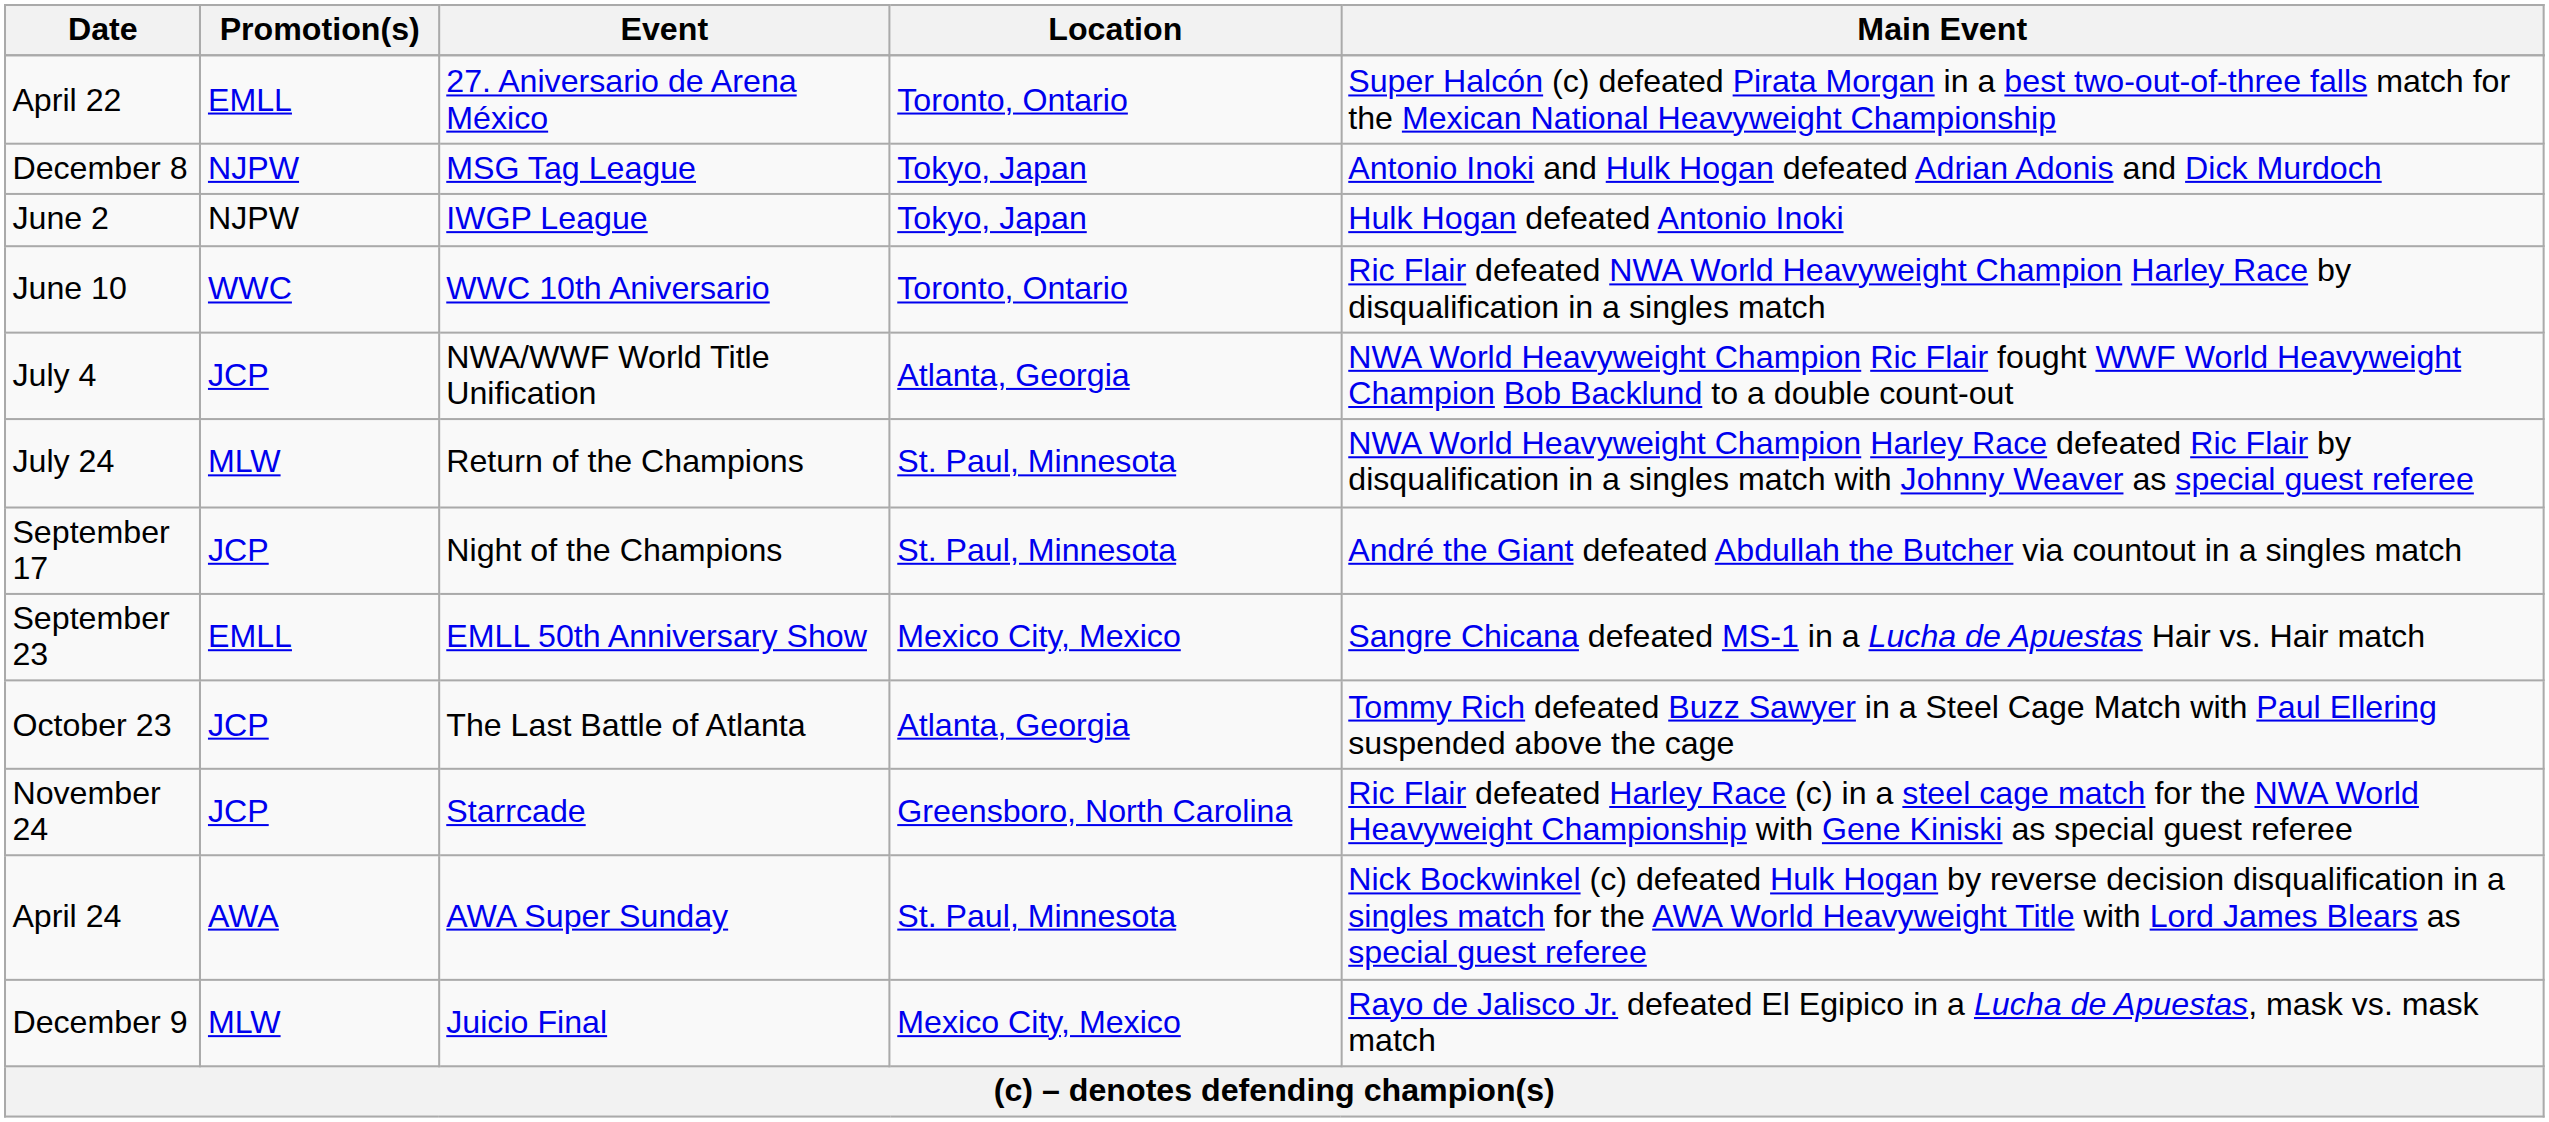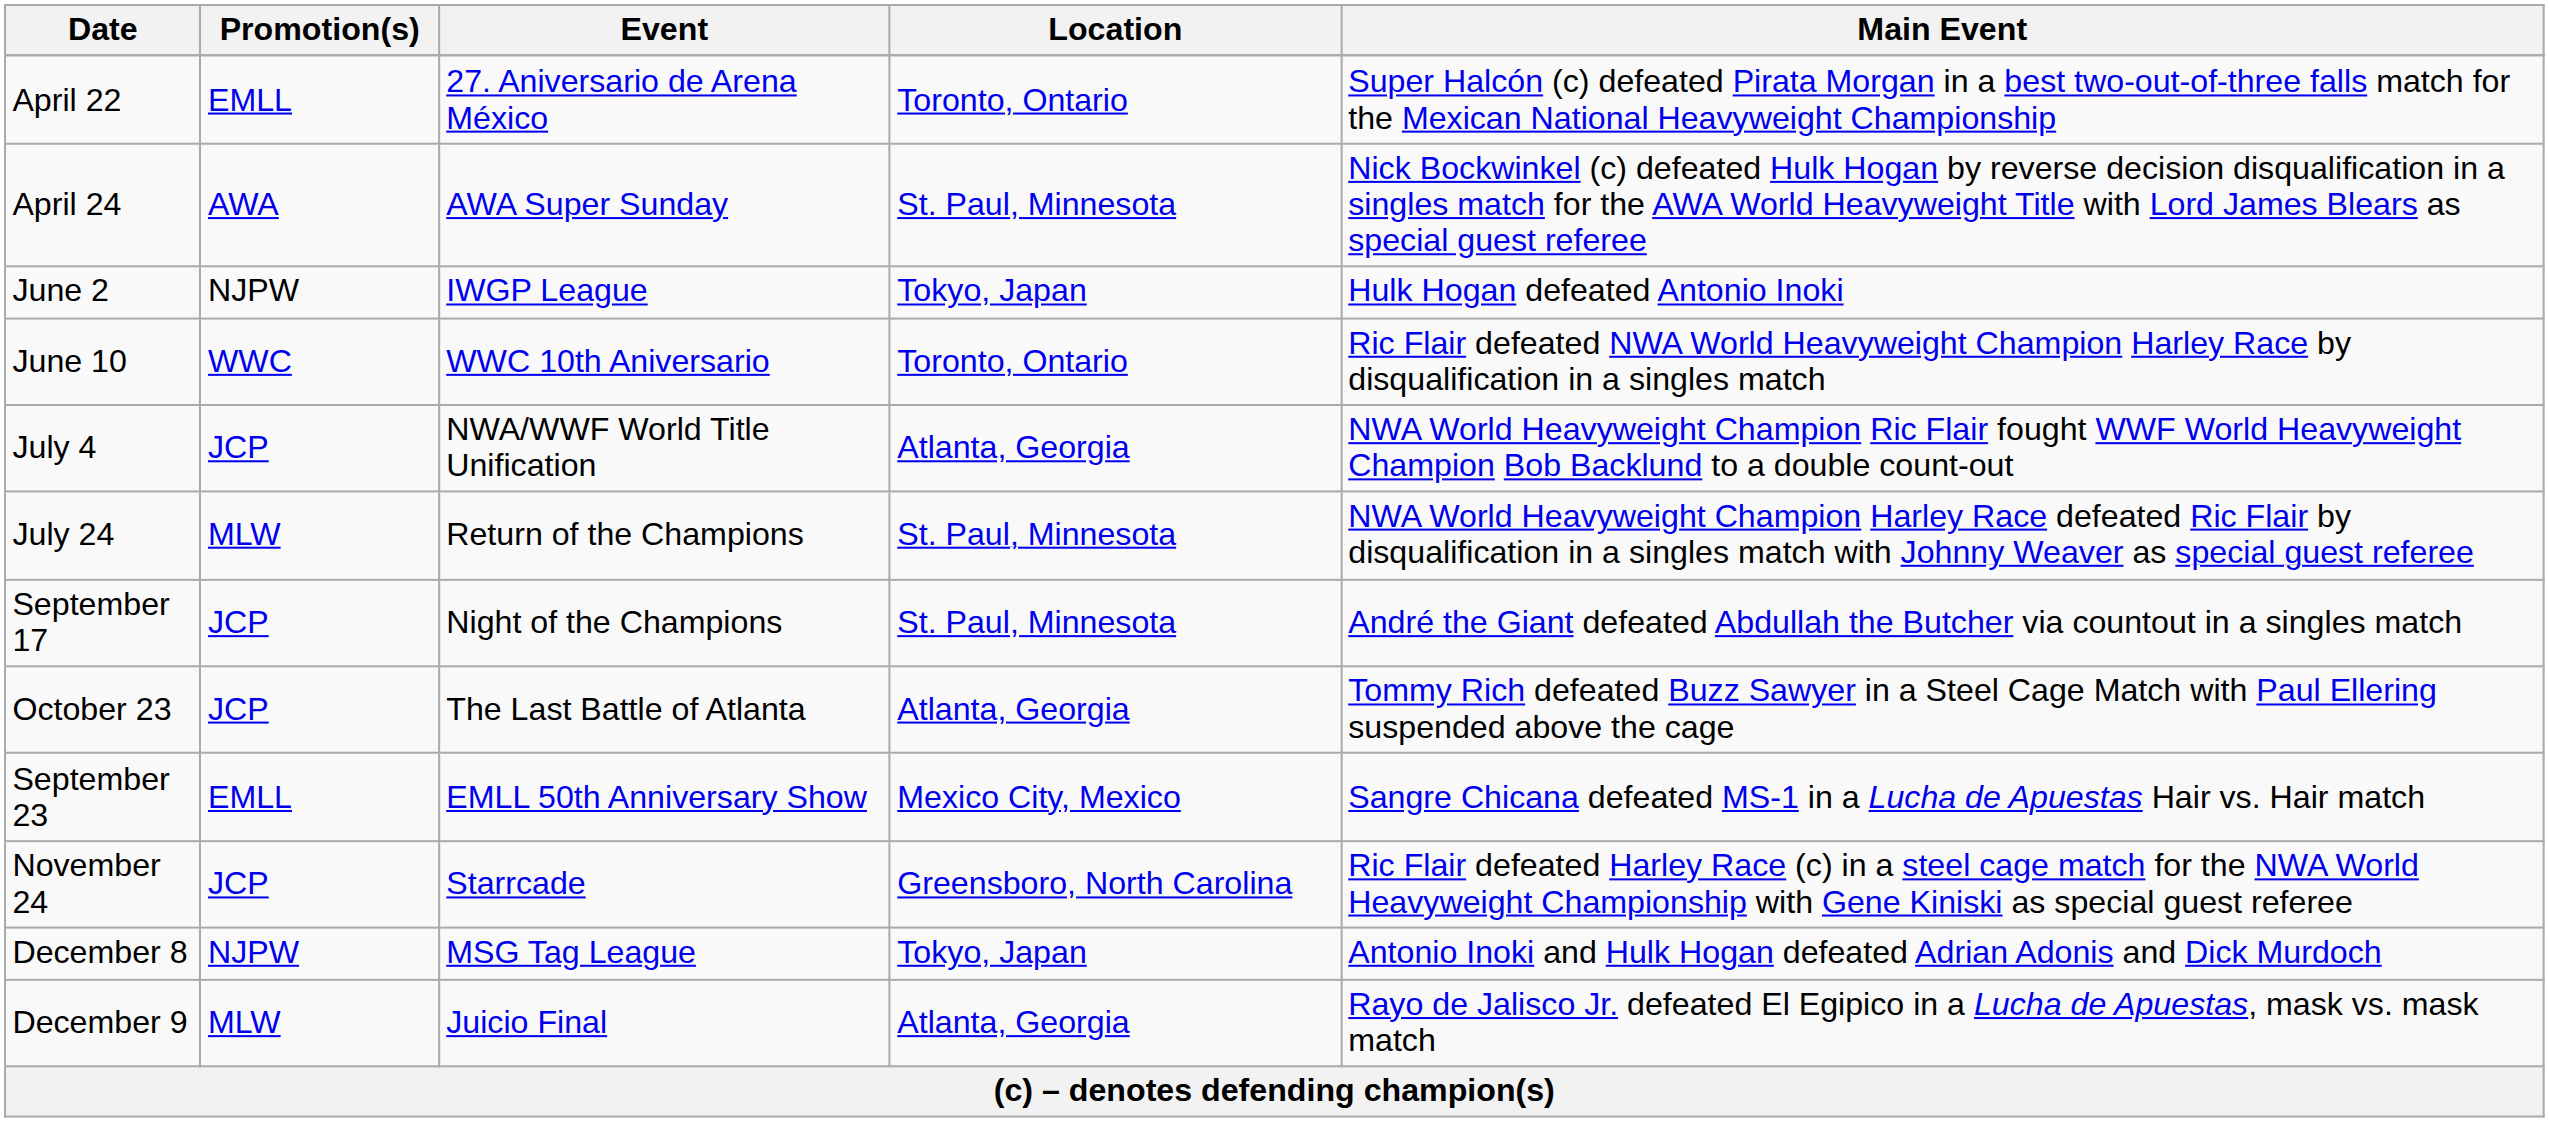rows swapped: (67, 916) <-> (100, 168)
rows swapped: (91, 637) <-> (92, 724)
(1039, 1021) Mexico City, Mexico -> (1013, 1021) Atlanta, Georgia
